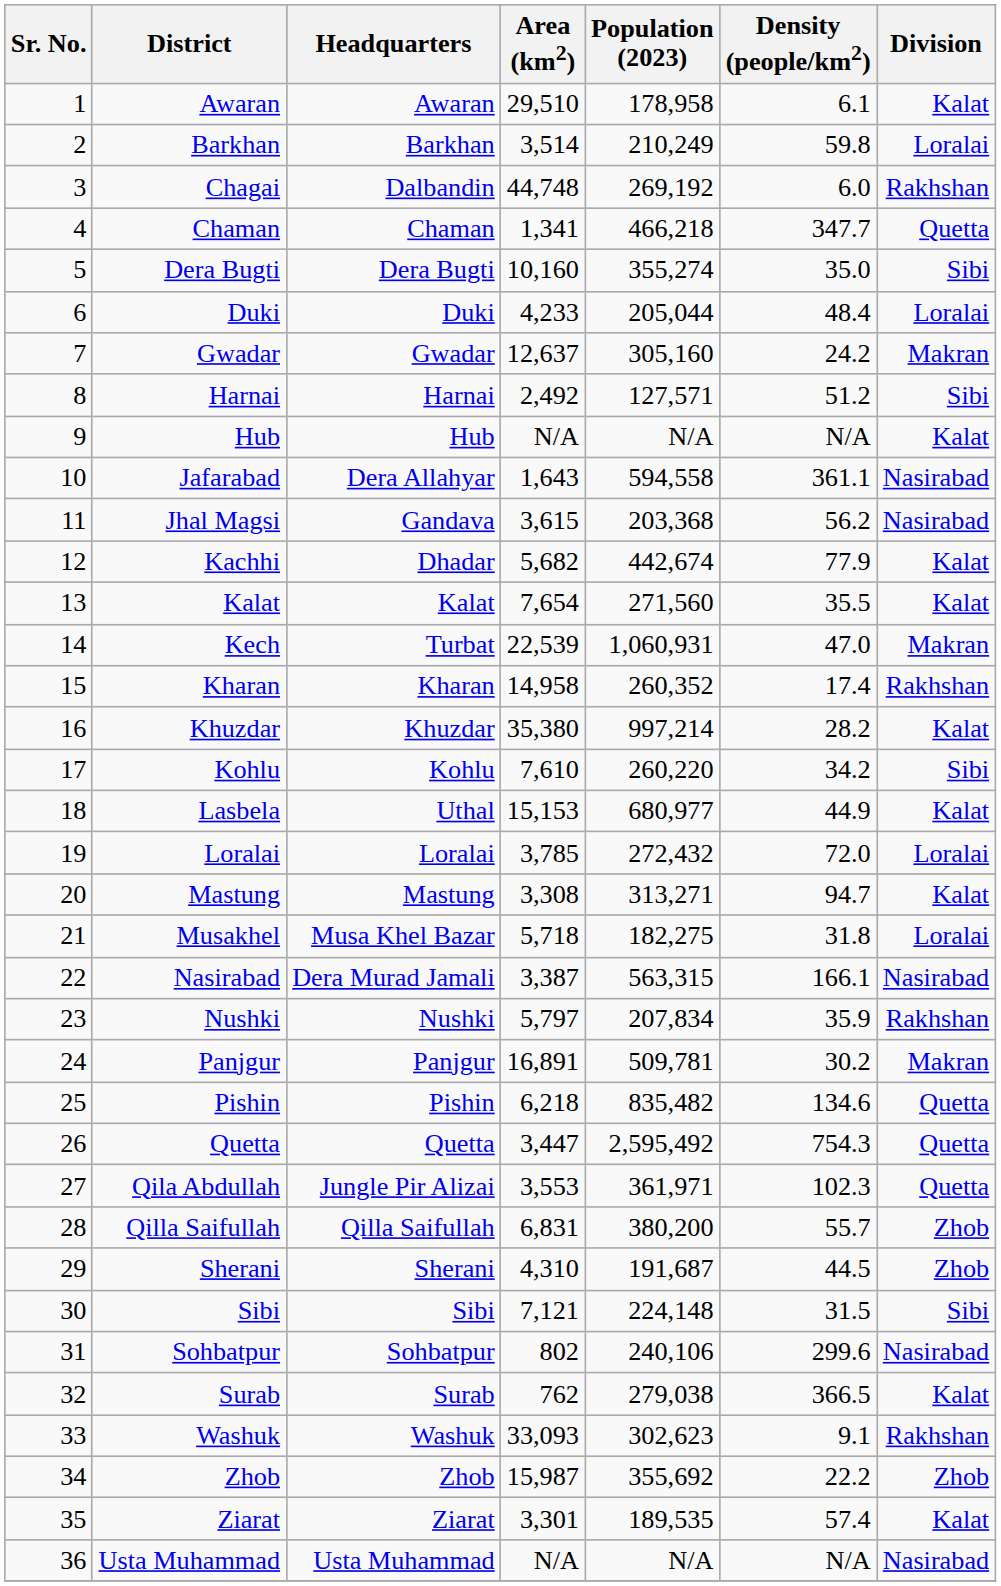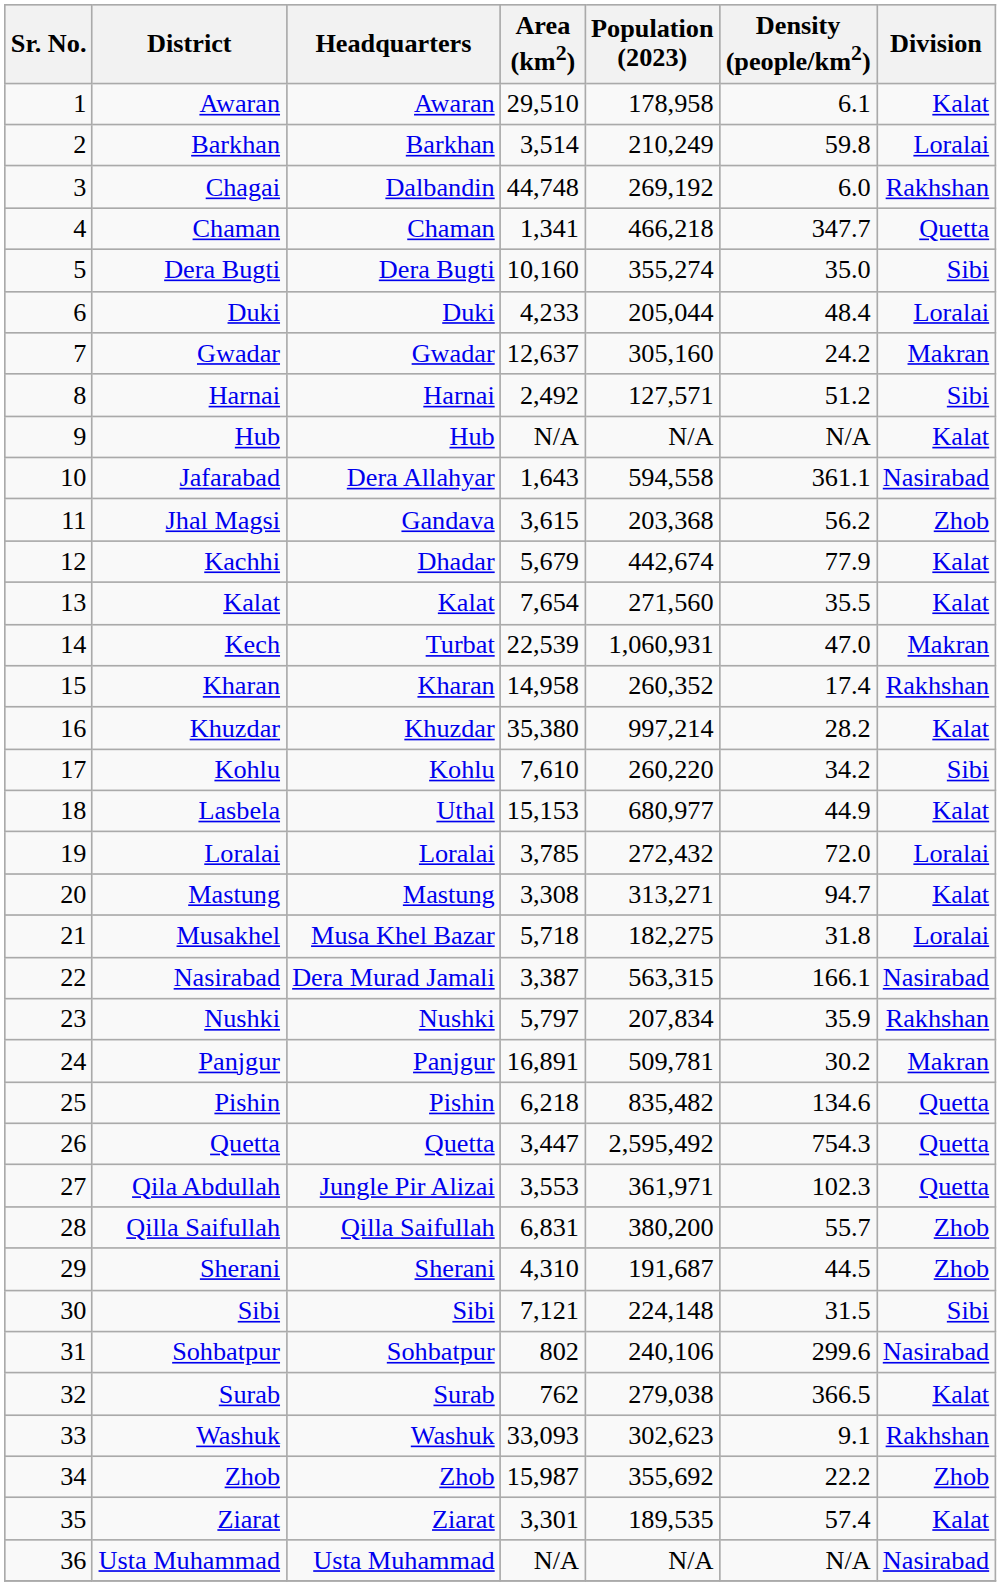(936, 519) Nasirabad -> (961, 519) Zhob
(549, 561) 5,682 -> (549, 561) 5,679
